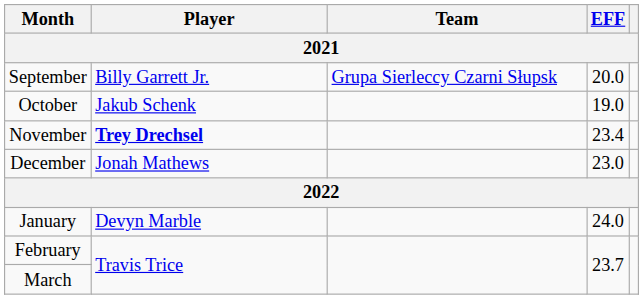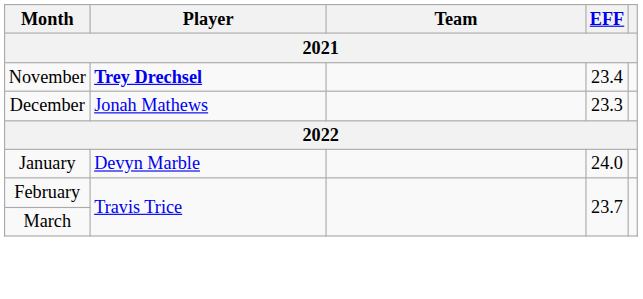- row: (48, 76)
- row: (48, 105)
(608, 163) 23.0 -> (607, 105) 23.3
